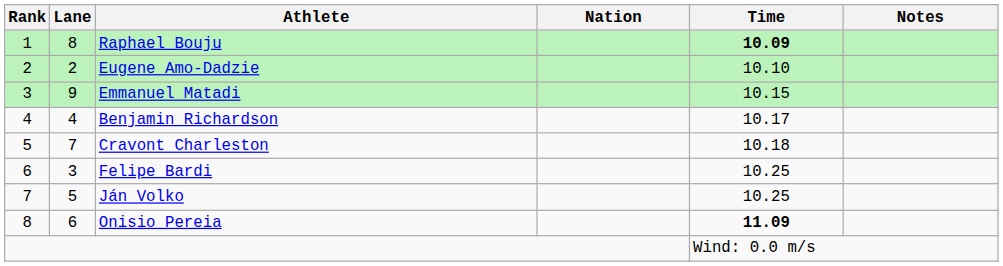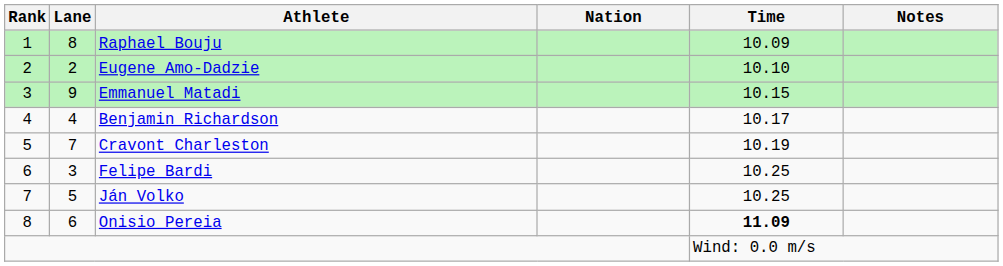(766, 43) bold -> (766, 43) normal
(766, 146) 10.18 -> (766, 146) 10.19
